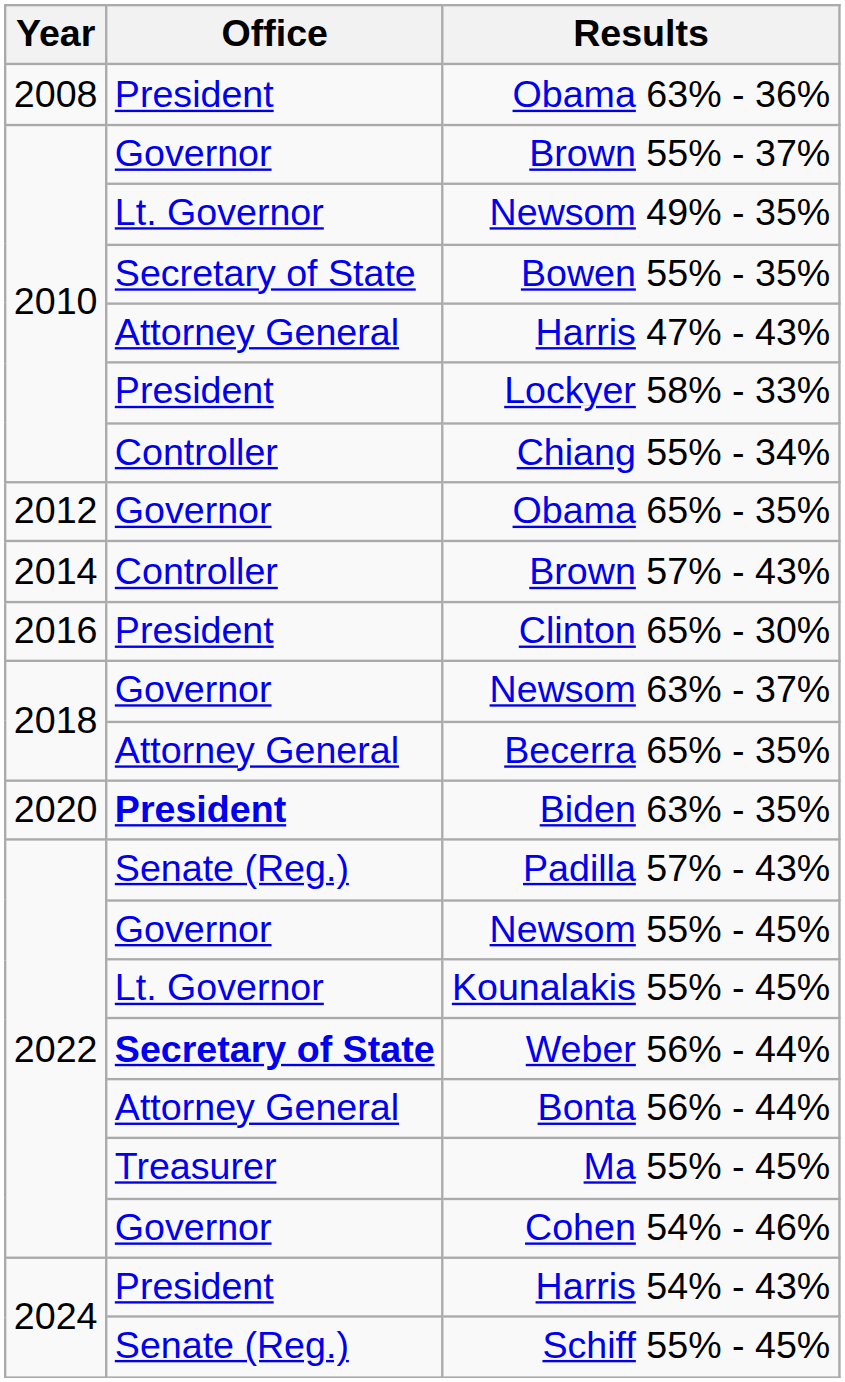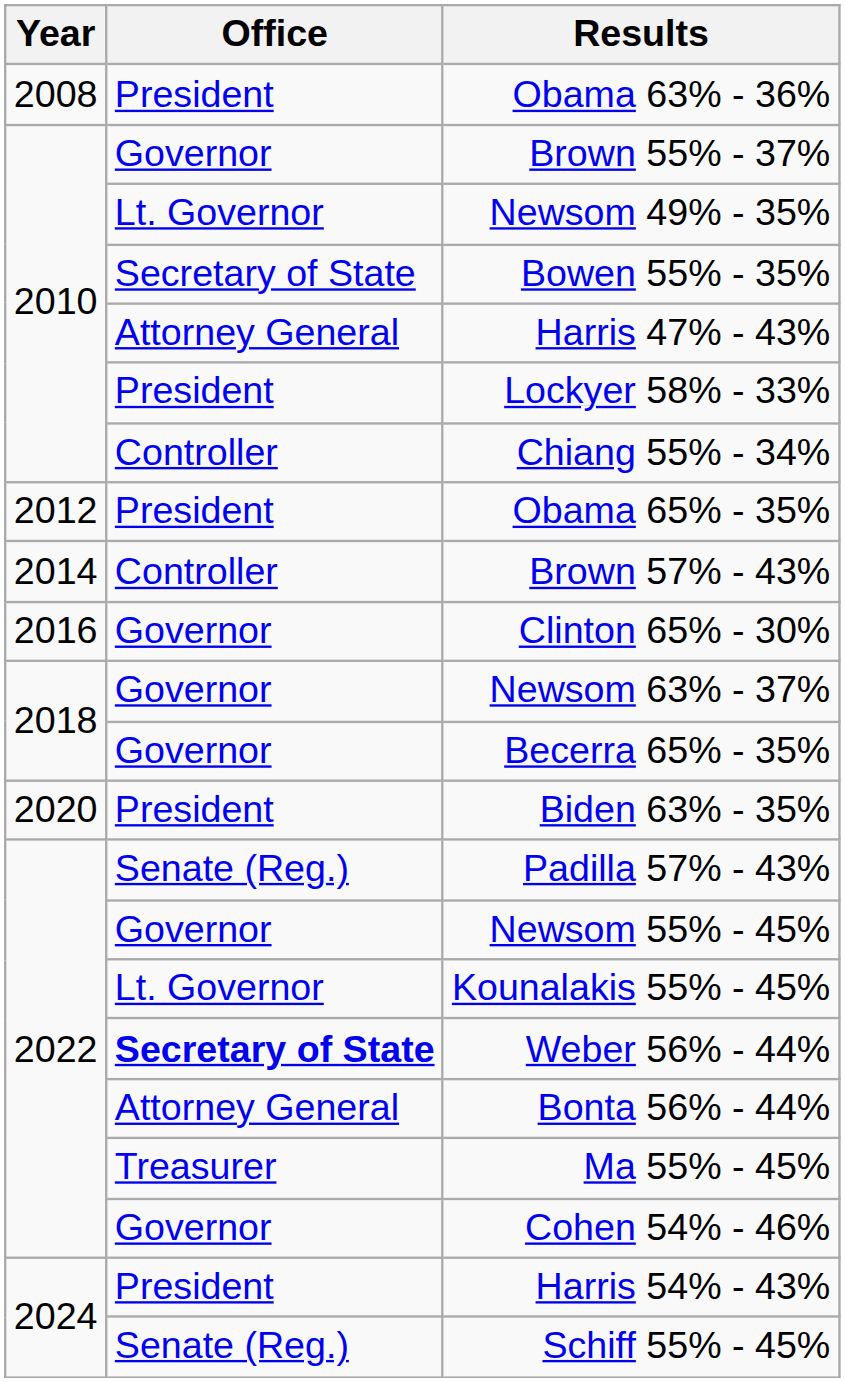(193, 511) Governor -> (194, 511) President
(194, 630) President -> (193, 630) Governor
(257, 749) Attorney General -> (193, 749) Governor
(201, 809) bold -> (194, 809) normal
